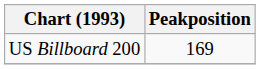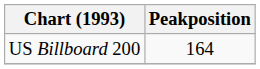(200, 48) 169 -> (200, 48) 164
